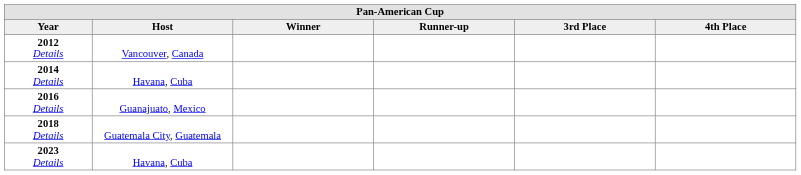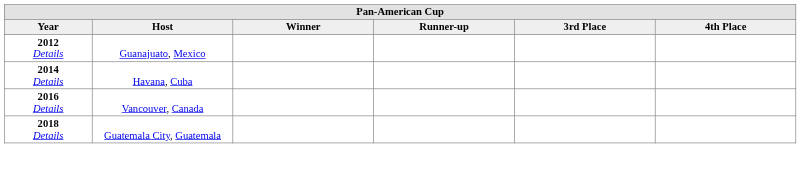(163, 54) Vancouver, Canada -> (163, 54) Guanajuato, Mexico
(163, 108) Guanajuato, Mexico -> (163, 108) Vancouver, Canada
- row: (48, 156)
